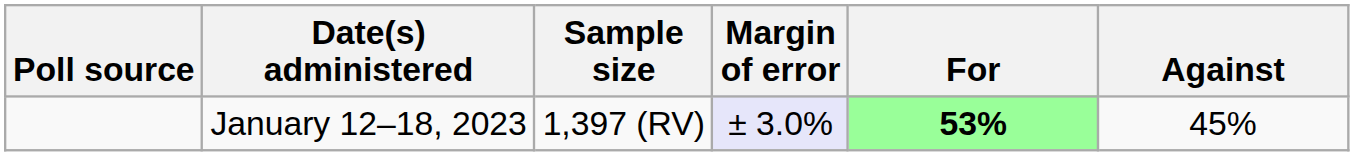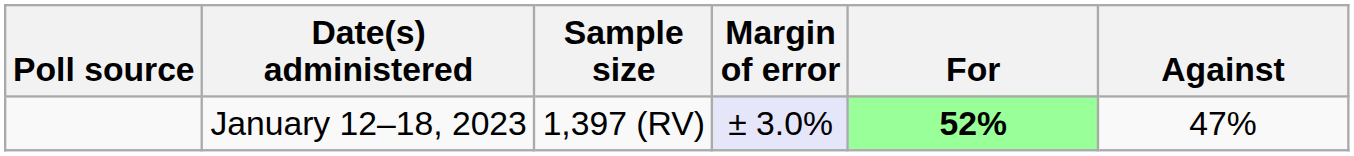(973, 123) 53% -> (973, 123) 52%
(1223, 123) 45% -> (1223, 123) 47%
